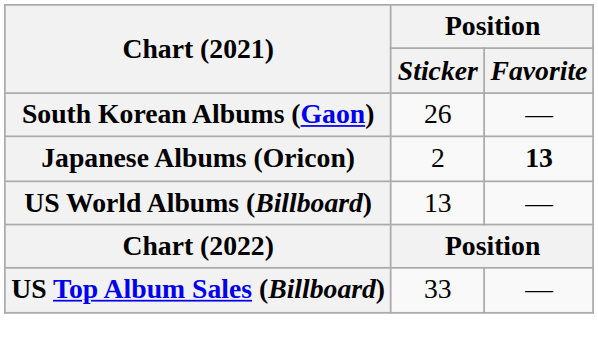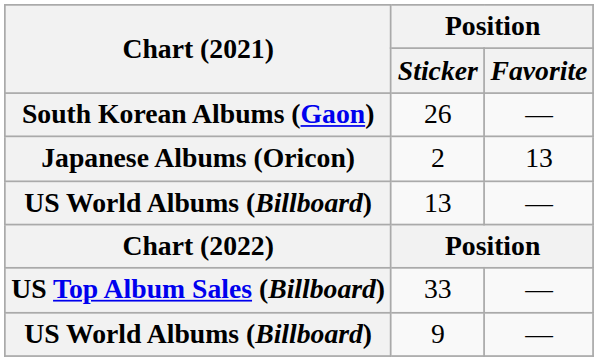(539, 158) bold -> (539, 158) normal
+ row: (438, 333)
